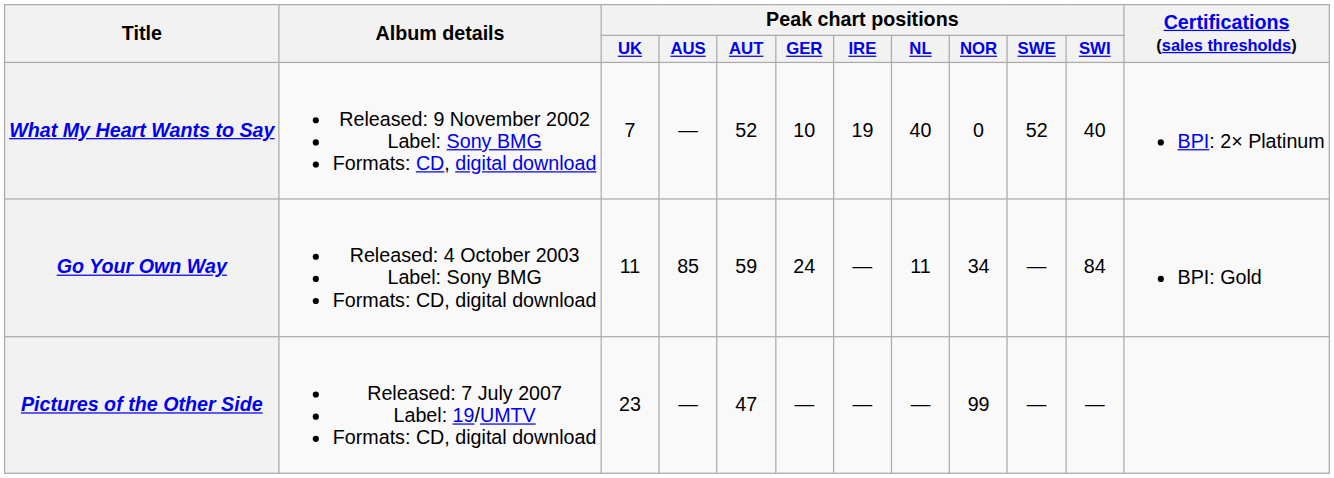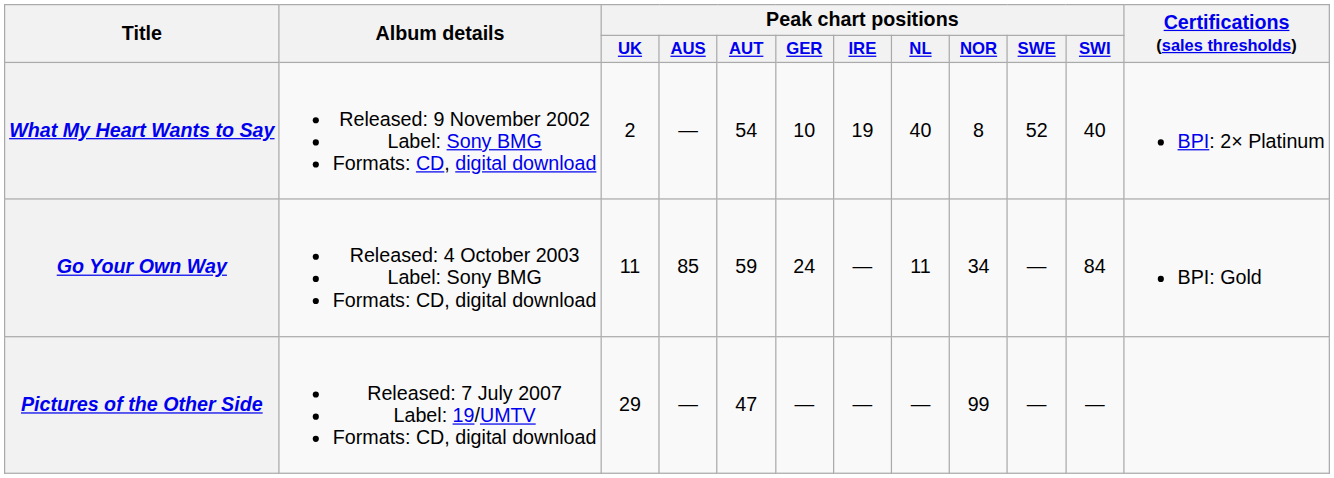(630, 130) 7 -> (630, 130) 2
(746, 130) 52 -> (746, 130) 54
(979, 130) 0 -> (979, 130) 8
(630, 404) 23 -> (630, 404) 29
